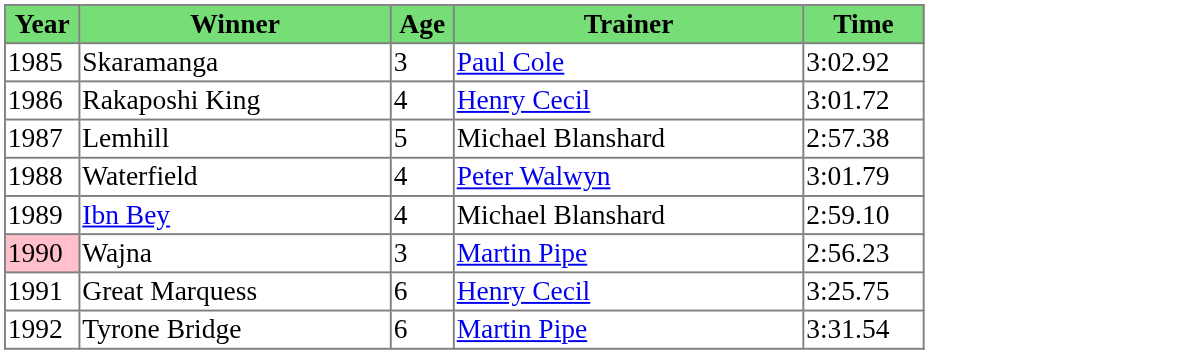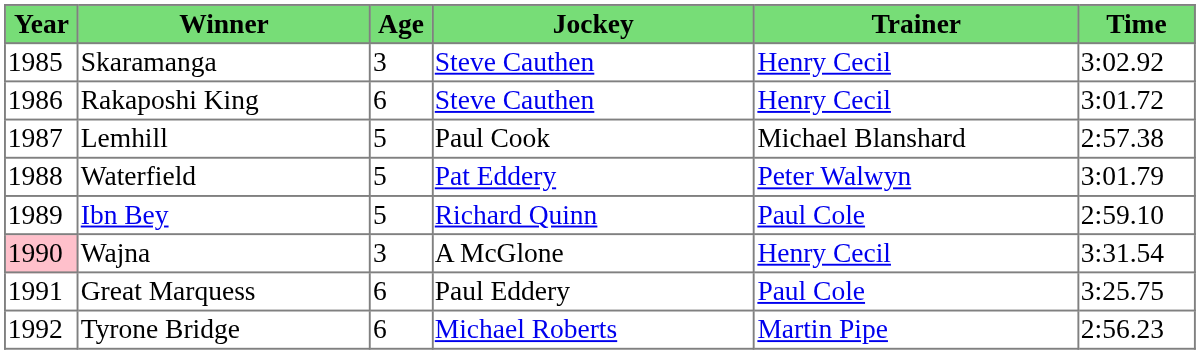+ column: (593, 23)
(511, 61) Paul Cole -> (824, 61) Henry Cecil
(401, 100) 4 -> (380, 100) 6
(401, 176) 4 -> (380, 176) 5
(401, 214) 4 -> (380, 214) 5
(561, 214) Michael Blanshard -> (811, 214) Paul Cole
(522, 252) Martin Pipe -> (824, 252) Henry Cecil
(848, 252) 2:56.23 -> (1122, 252) 3:31.54
(523, 290) Henry Cecil -> (811, 290) Paul Cole
(848, 329) 3:31.54 -> (1122, 329) 2:56.23
